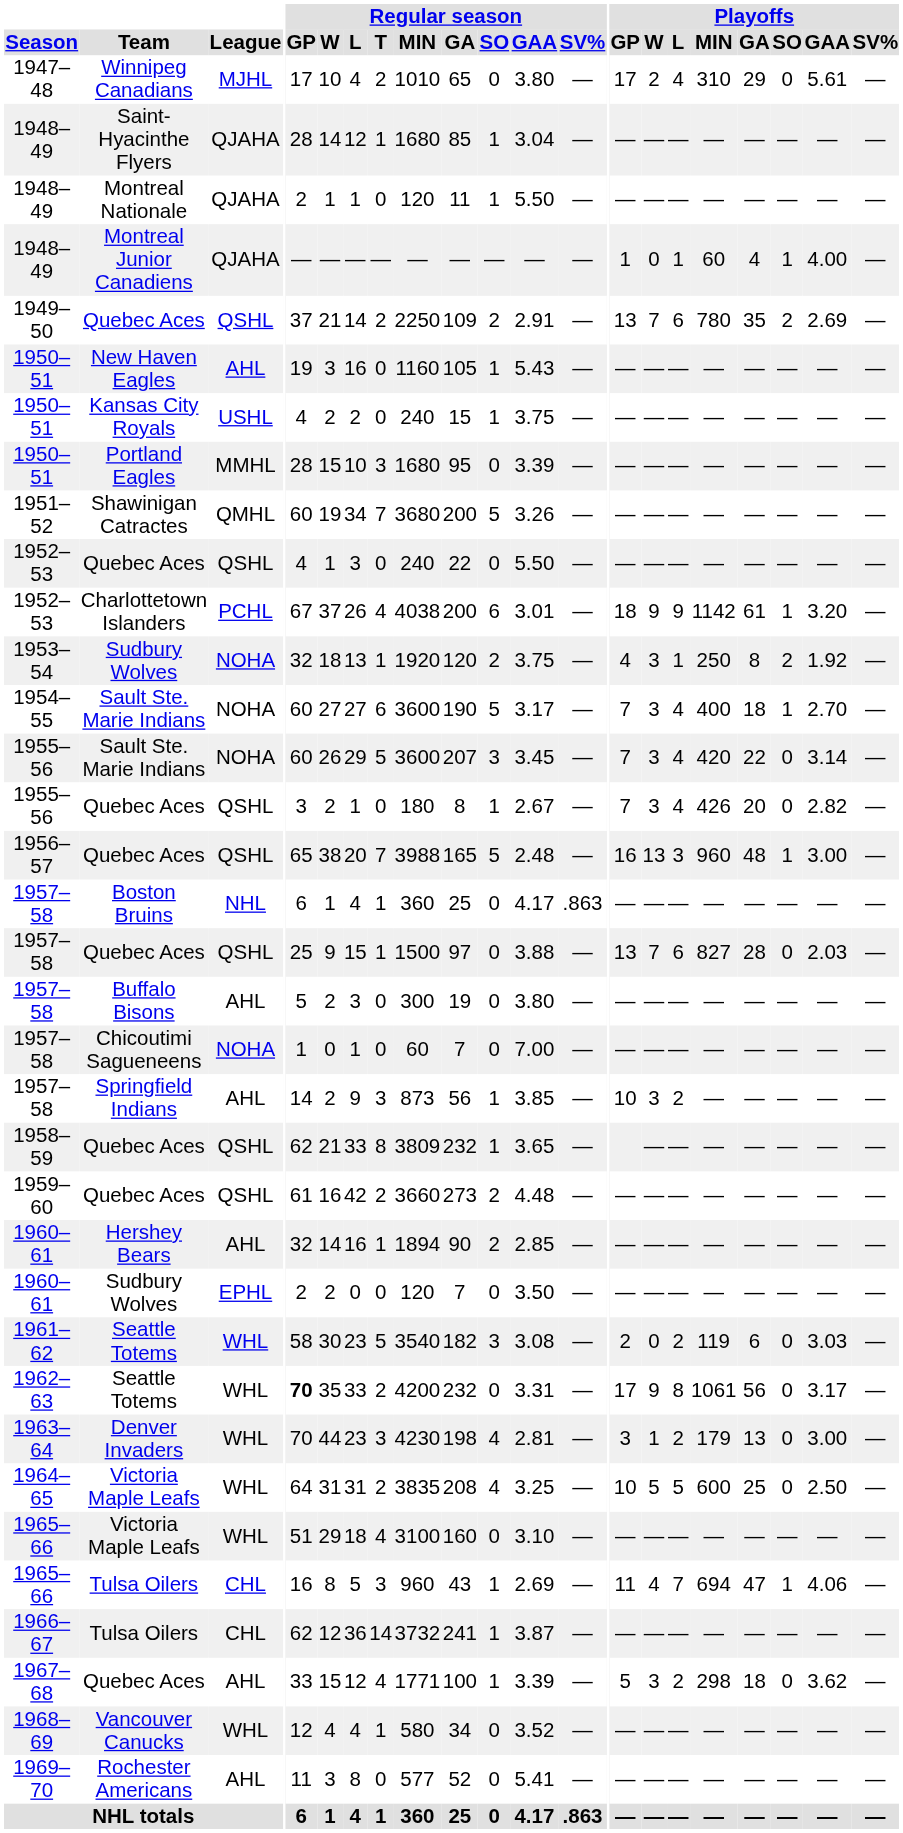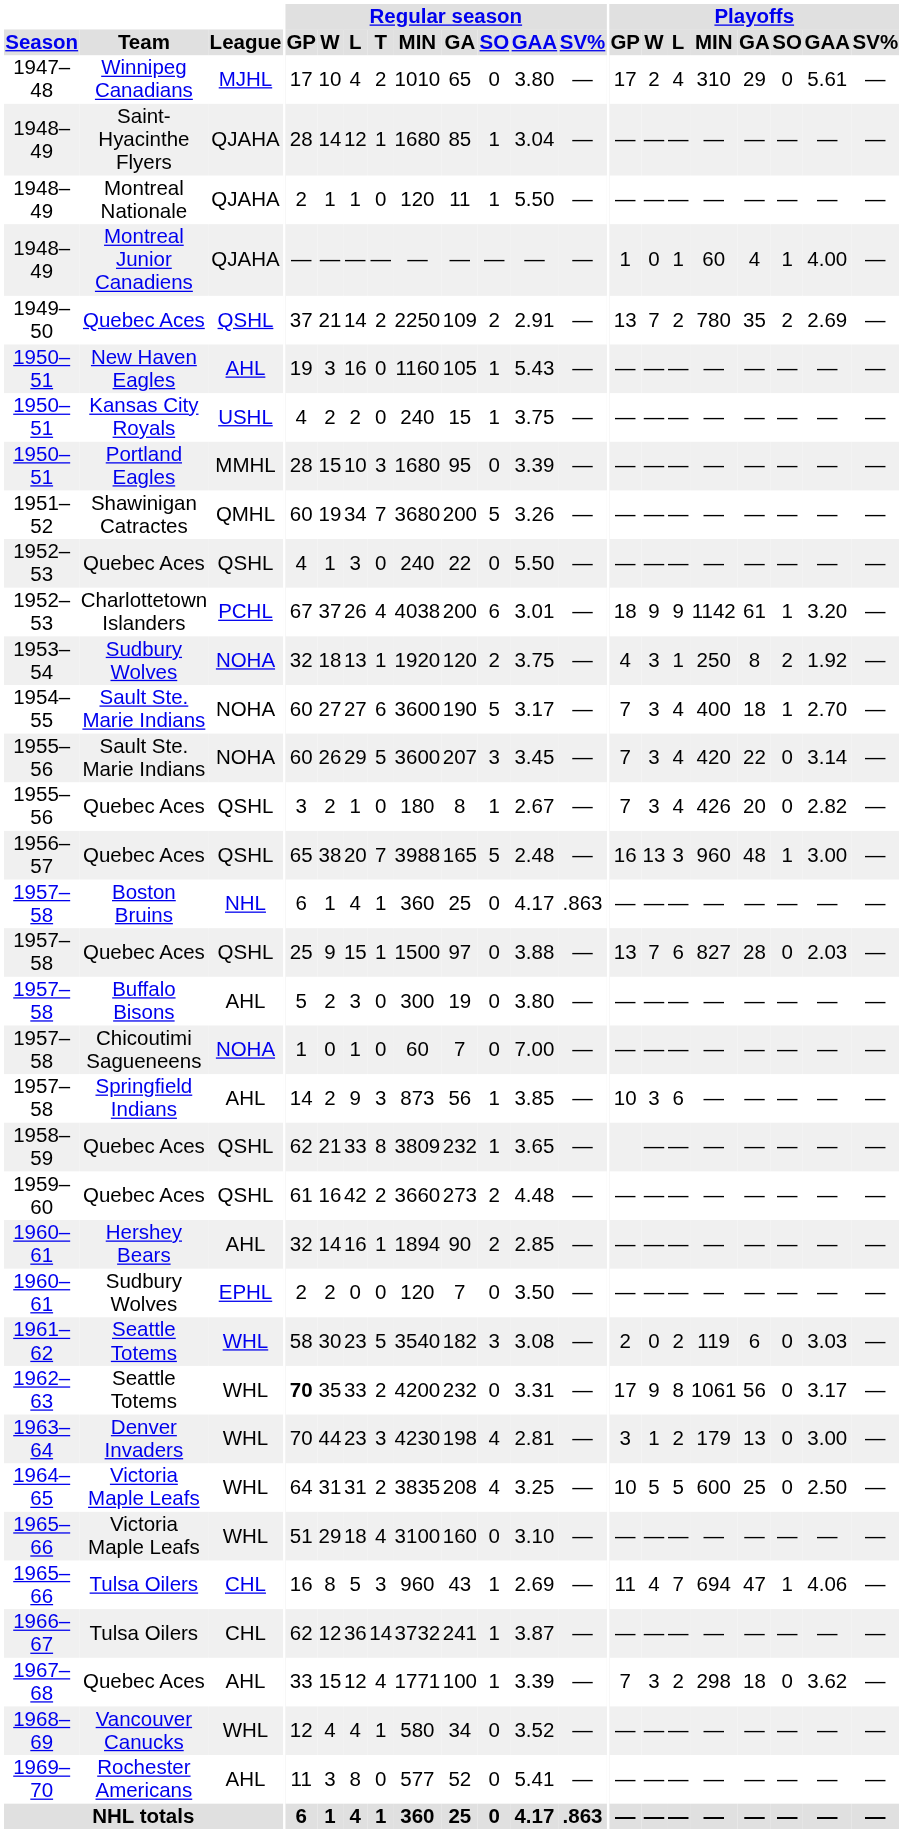(678, 320) 6 -> (678, 320) 2
(678, 1098) 2 -> (678, 1098) 6
(625, 1681) 5 -> (625, 1681) 7
